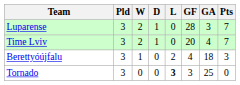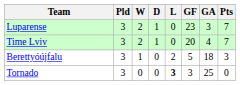(190, 27) 28 -> (190, 27) 23
(190, 57) 4 -> (190, 57) 5
